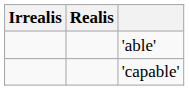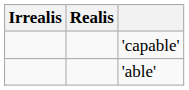rows swapped: (139, 44) <-> (151, 71)
